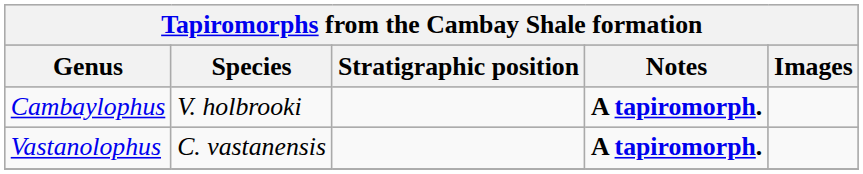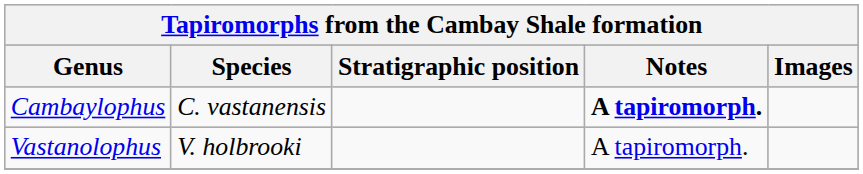(239, 106) V. holbrooki -> (252, 106) C. vastanensis
(252, 147) C. vastanensis -> (239, 147) V. holbrooki
(677, 147) bold -> (670, 147) normal
